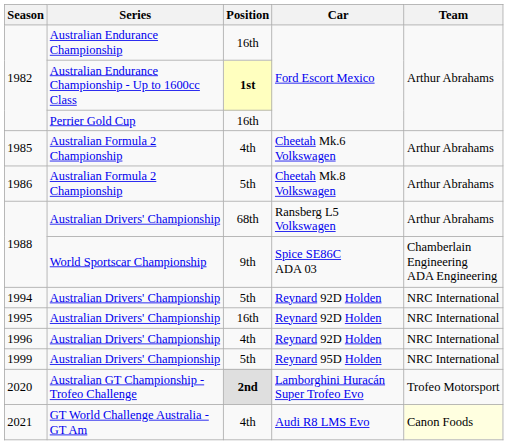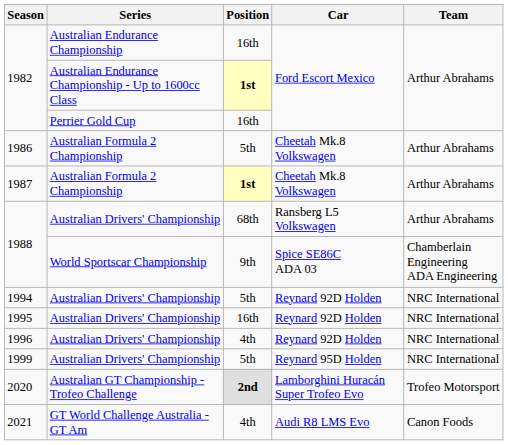- row: (20, 148)
+ row: (20, 184)
(440, 422) lightyellow background -> (440, 422) no background
